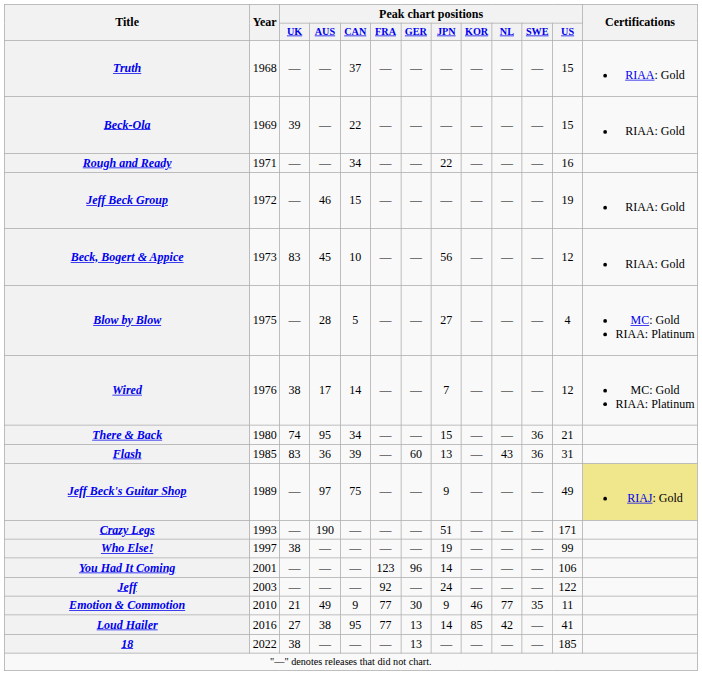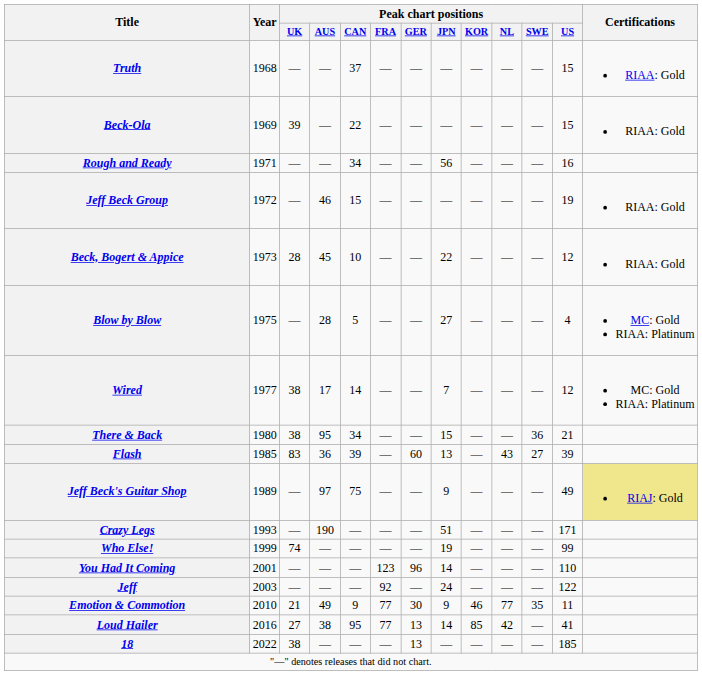(446, 162) 22 -> (446, 162) 56
(295, 257) 83 -> (295, 257) 28
(446, 257) 56 -> (446, 257) 22
(265, 390) 1976 -> (265, 390) 1977
(295, 435) 74 -> (295, 435) 38
(537, 454) 36 -> (537, 454) 27
(568, 454) 31 -> (568, 454) 39
(265, 548) 1997 -> (265, 548) 1999
(295, 548) 38 -> (295, 548) 74
(568, 567) 106 -> (568, 567) 110
